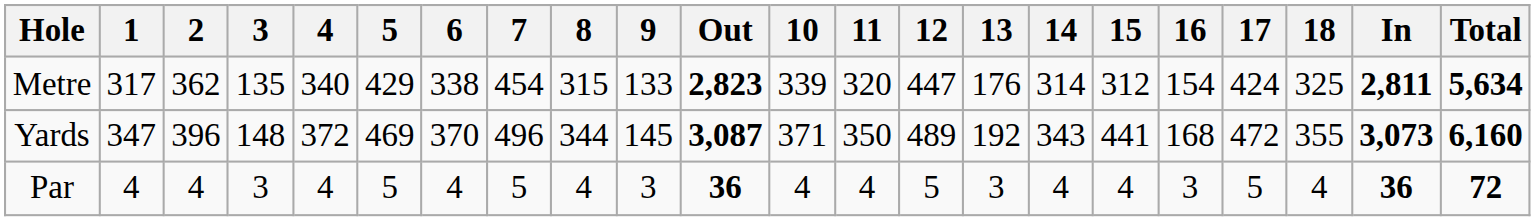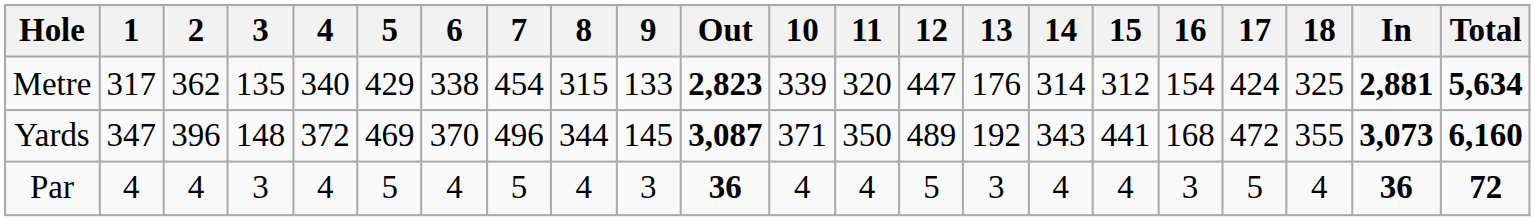(1396, 82) 2,811 -> (1396, 82) 2,881
